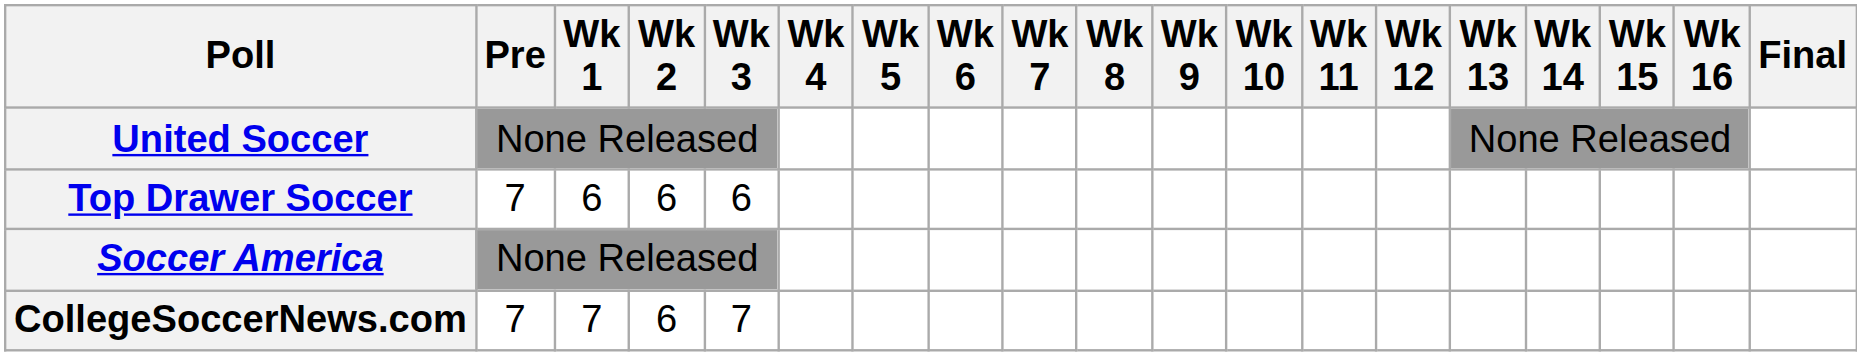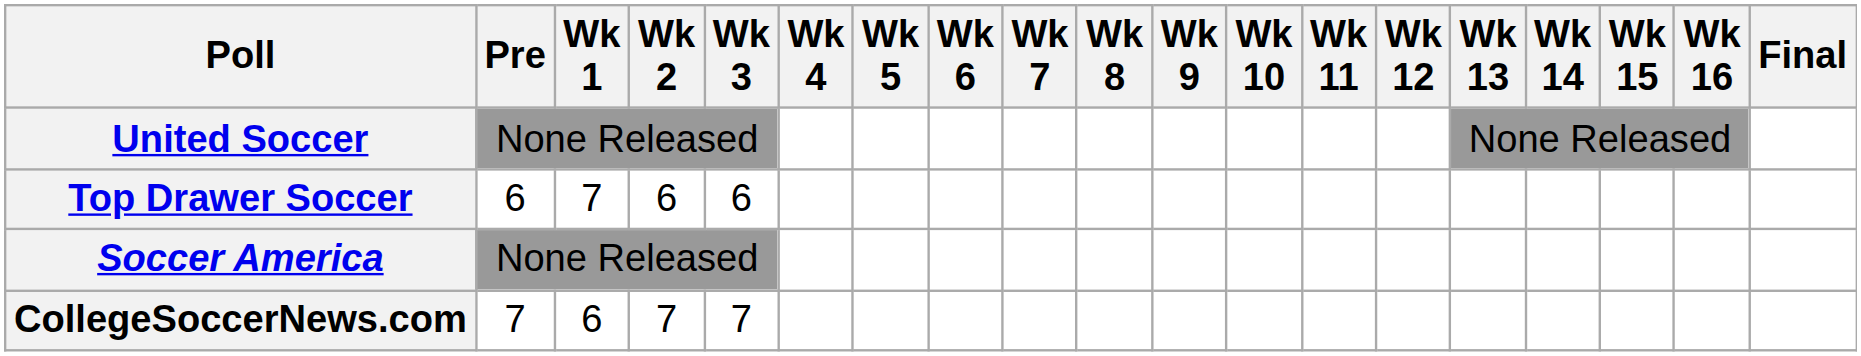(515, 198) 7 -> (515, 198) 6
(592, 198) 6 -> (592, 198) 7
(592, 319) 7 -> (592, 319) 6
(667, 319) 6 -> (667, 319) 7
